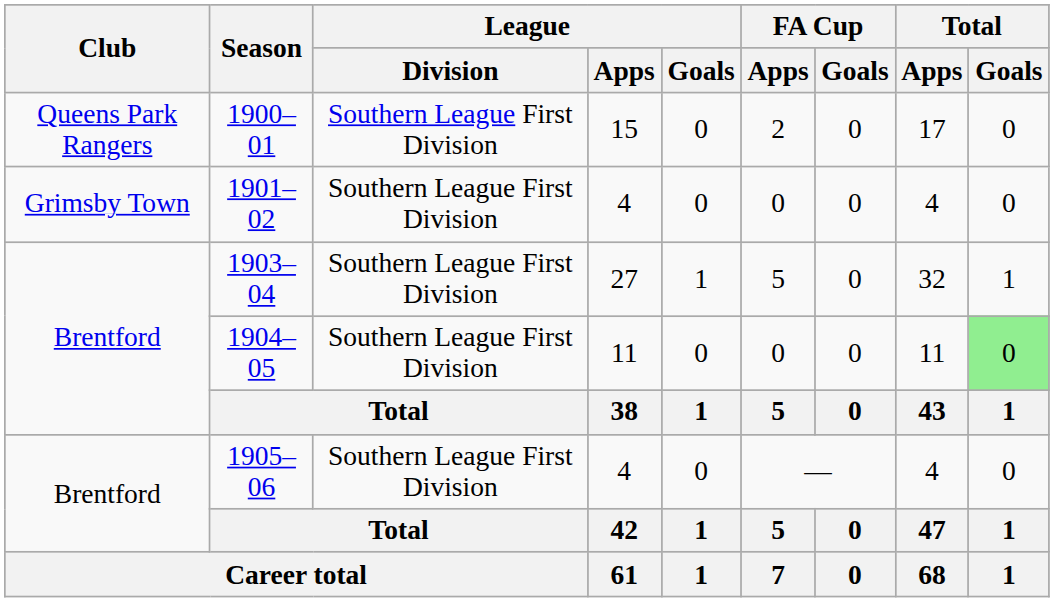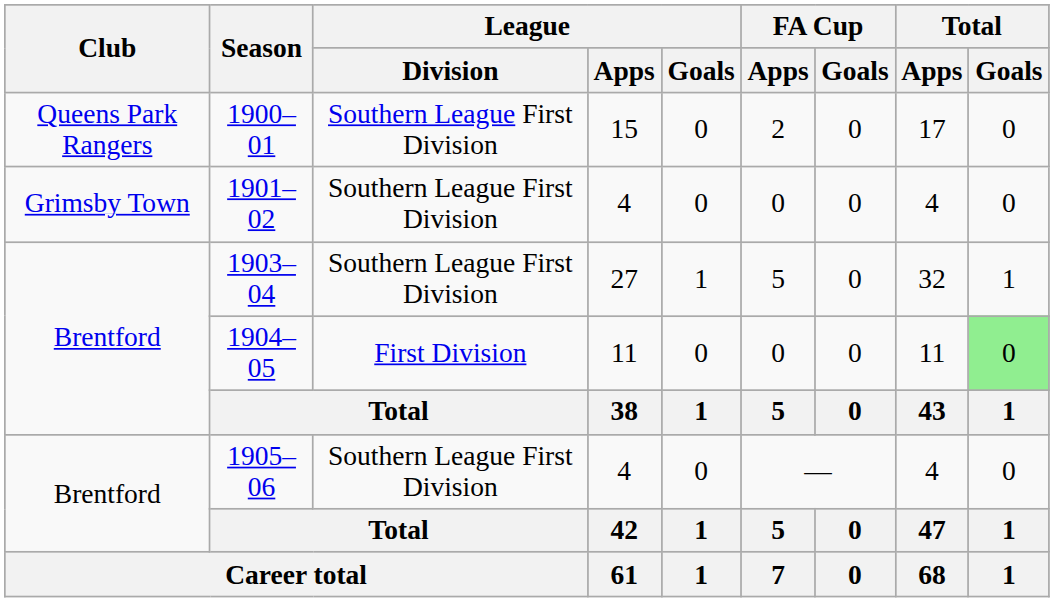(450, 352) Southern League First Division -> (450, 352) First Division
